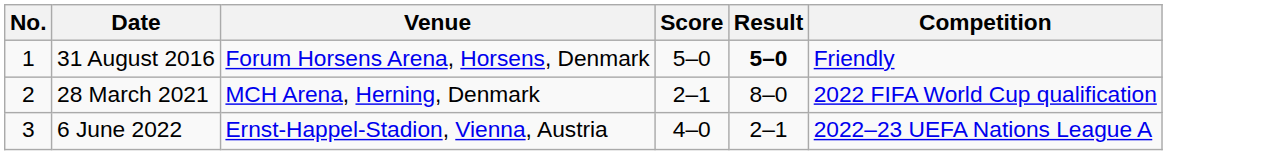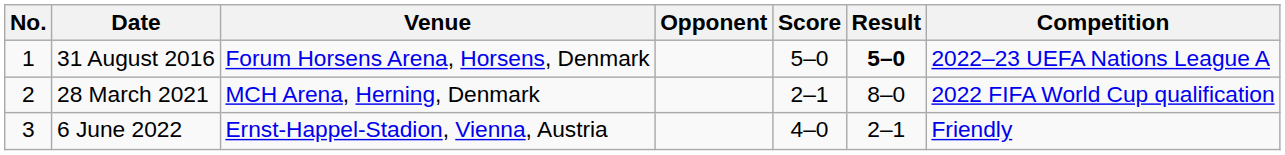+ column: (714, 22)
(854, 58) Friendly -> (1101, 58) 2022–23 UEFA Nations League A
(983, 130) 2022–23 UEFA Nations League A -> (972, 130) Friendly
